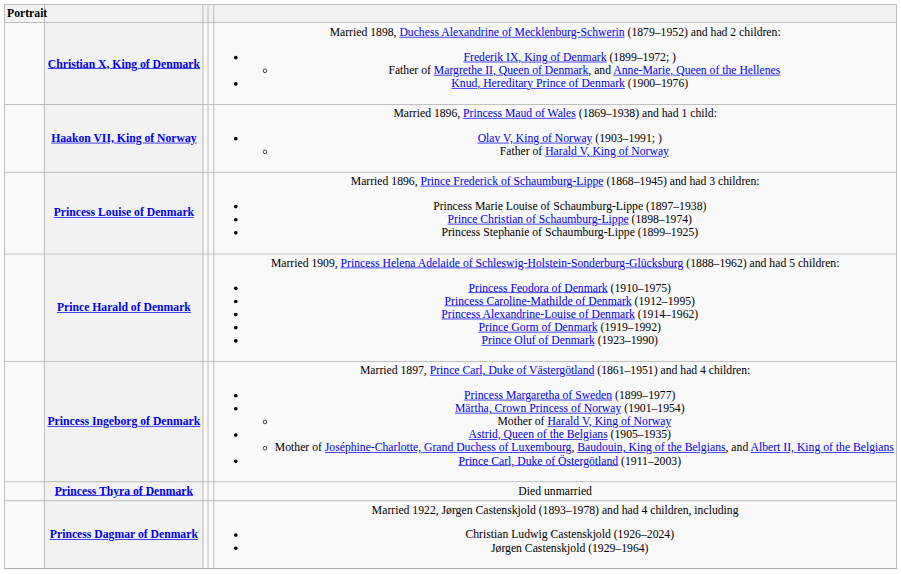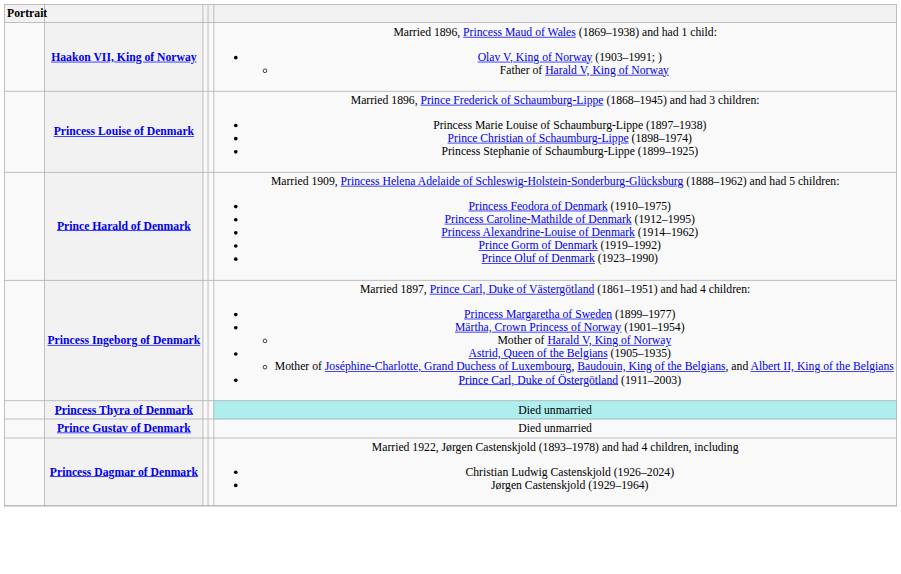- row: (124, 63)
(555, 491) no background -> (555, 410) paleturquoise background
+ row: (124, 428)
